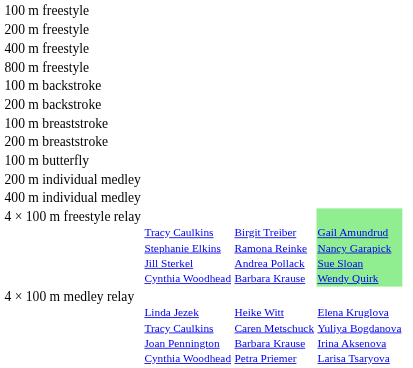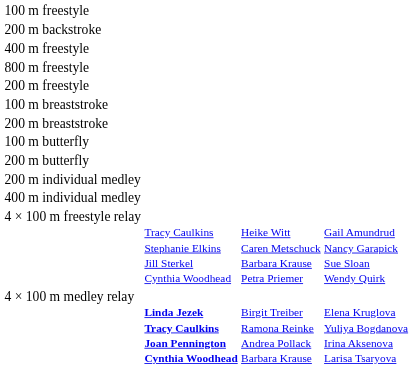rows swapped: (47, 29) <-> (53, 104)
- row: (53, 86)
+ row: (47, 160)
(271, 256) Birgit Treiber Ramona Reinke Andrea Pollack Barbara Krause -> (281, 256) Heike Witt Caren Metschuck Barbara Krause Petra Priemer
(354, 256) lightgreen background -> (361, 256) no background
(188, 335) normal -> (191, 335) bold
(274, 335) Heike Witt Caren Metschuck Barbara Krause Petra Priemer -> (277, 335) Birgit Treiber Ramona Reinke Andrea Pollack Barbara Krause
